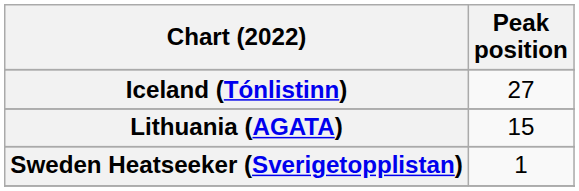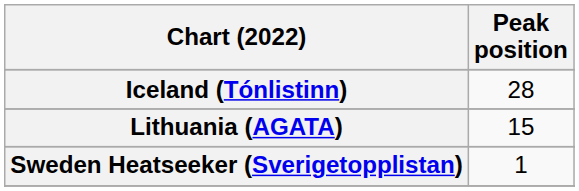(521, 89) 27 -> (521, 89) 28
